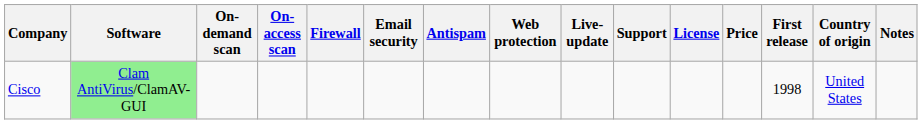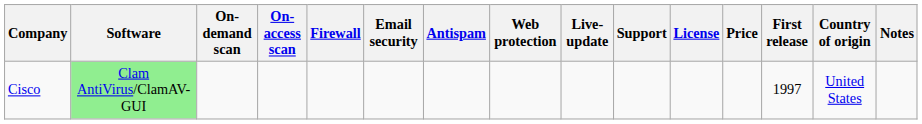(787, 89) 1998 -> (787, 89) 1997
